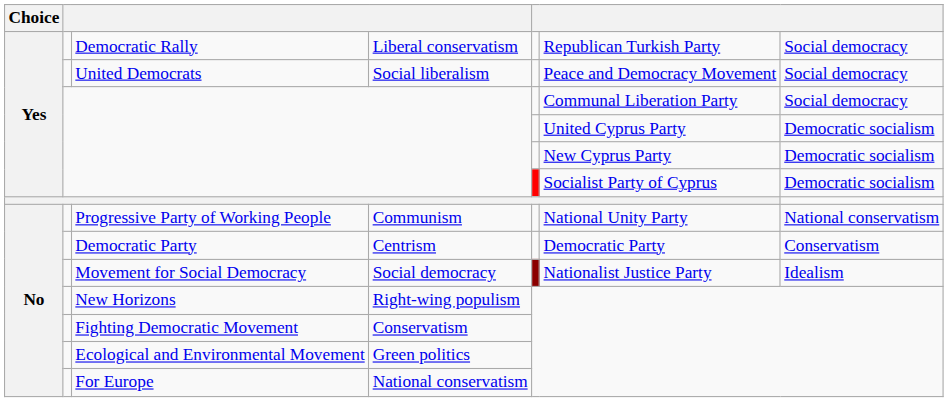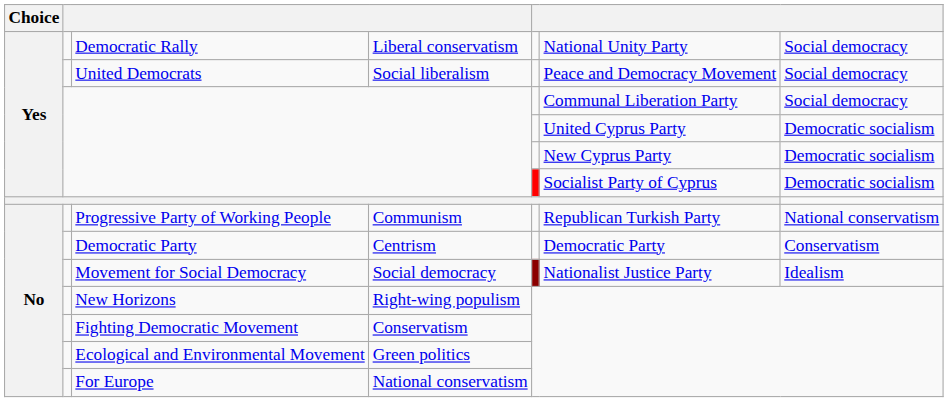(632, 45) Republican Turkish Party -> (616, 45) National Unity Party
(616, 218) National Unity Party -> (632, 218) Republican Turkish Party
